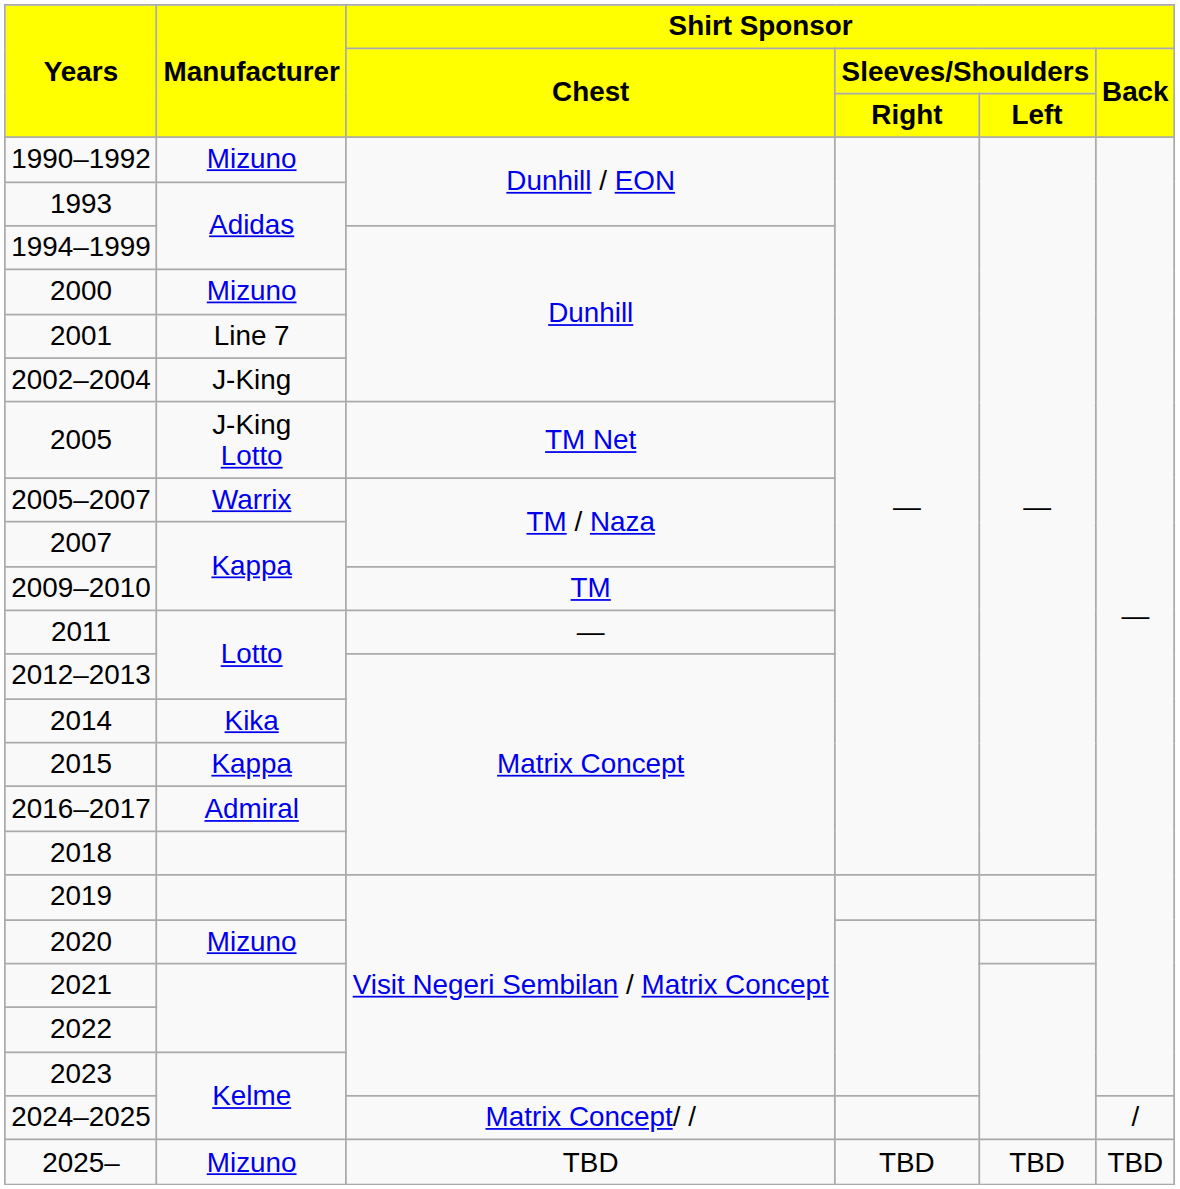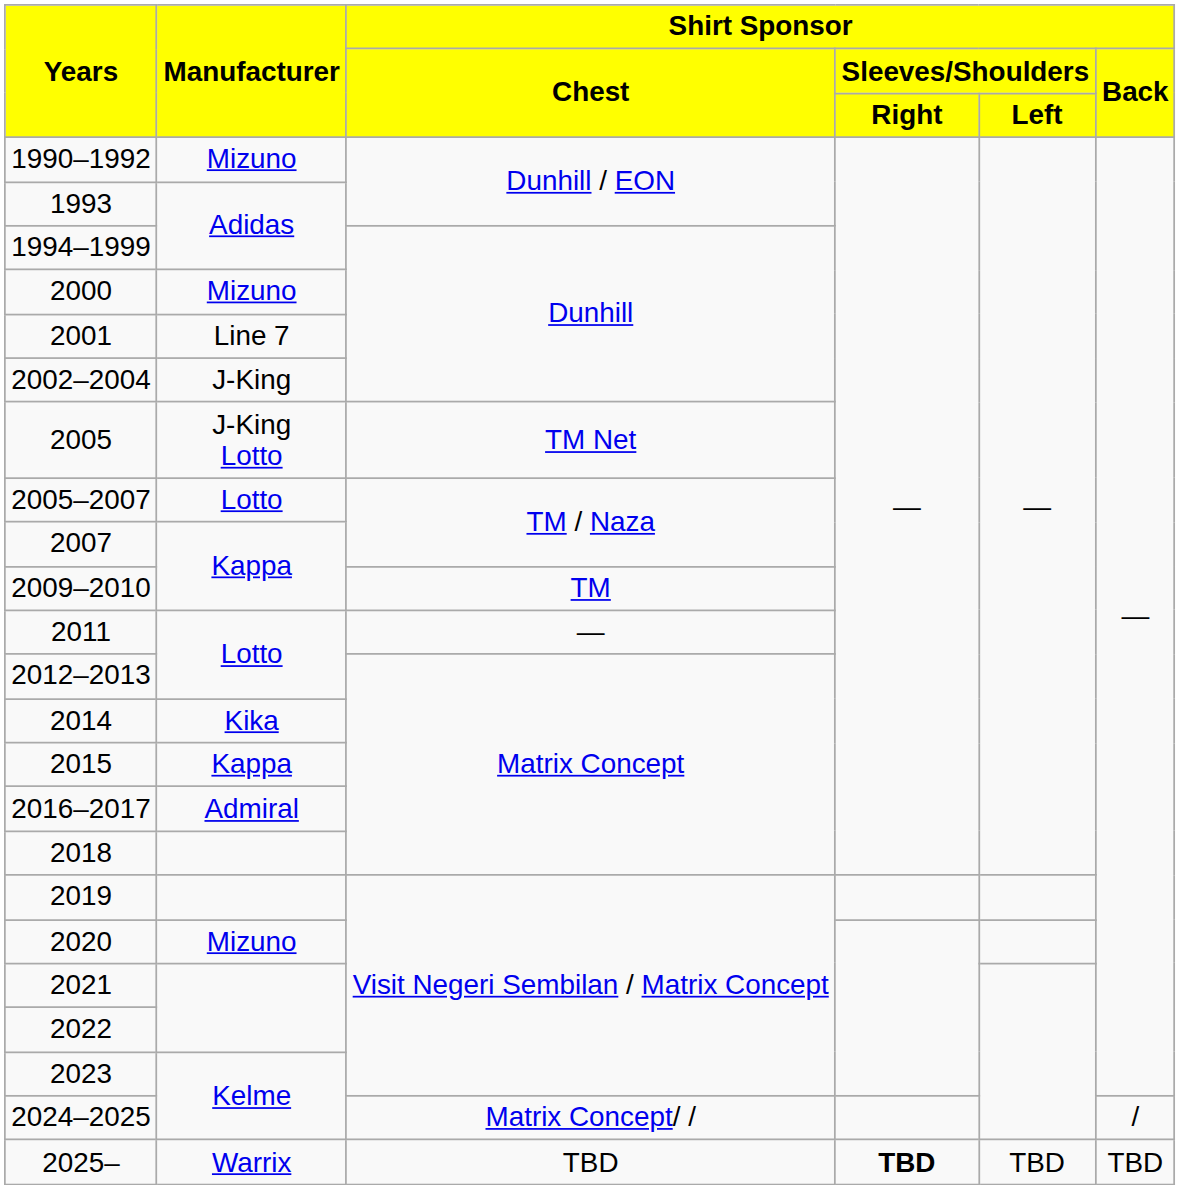(252, 499) Warrix -> (252, 499) Lotto
(252, 1161) Mizuno -> (252, 1161) Warrix
(907, 1161) normal -> (907, 1161) bold
